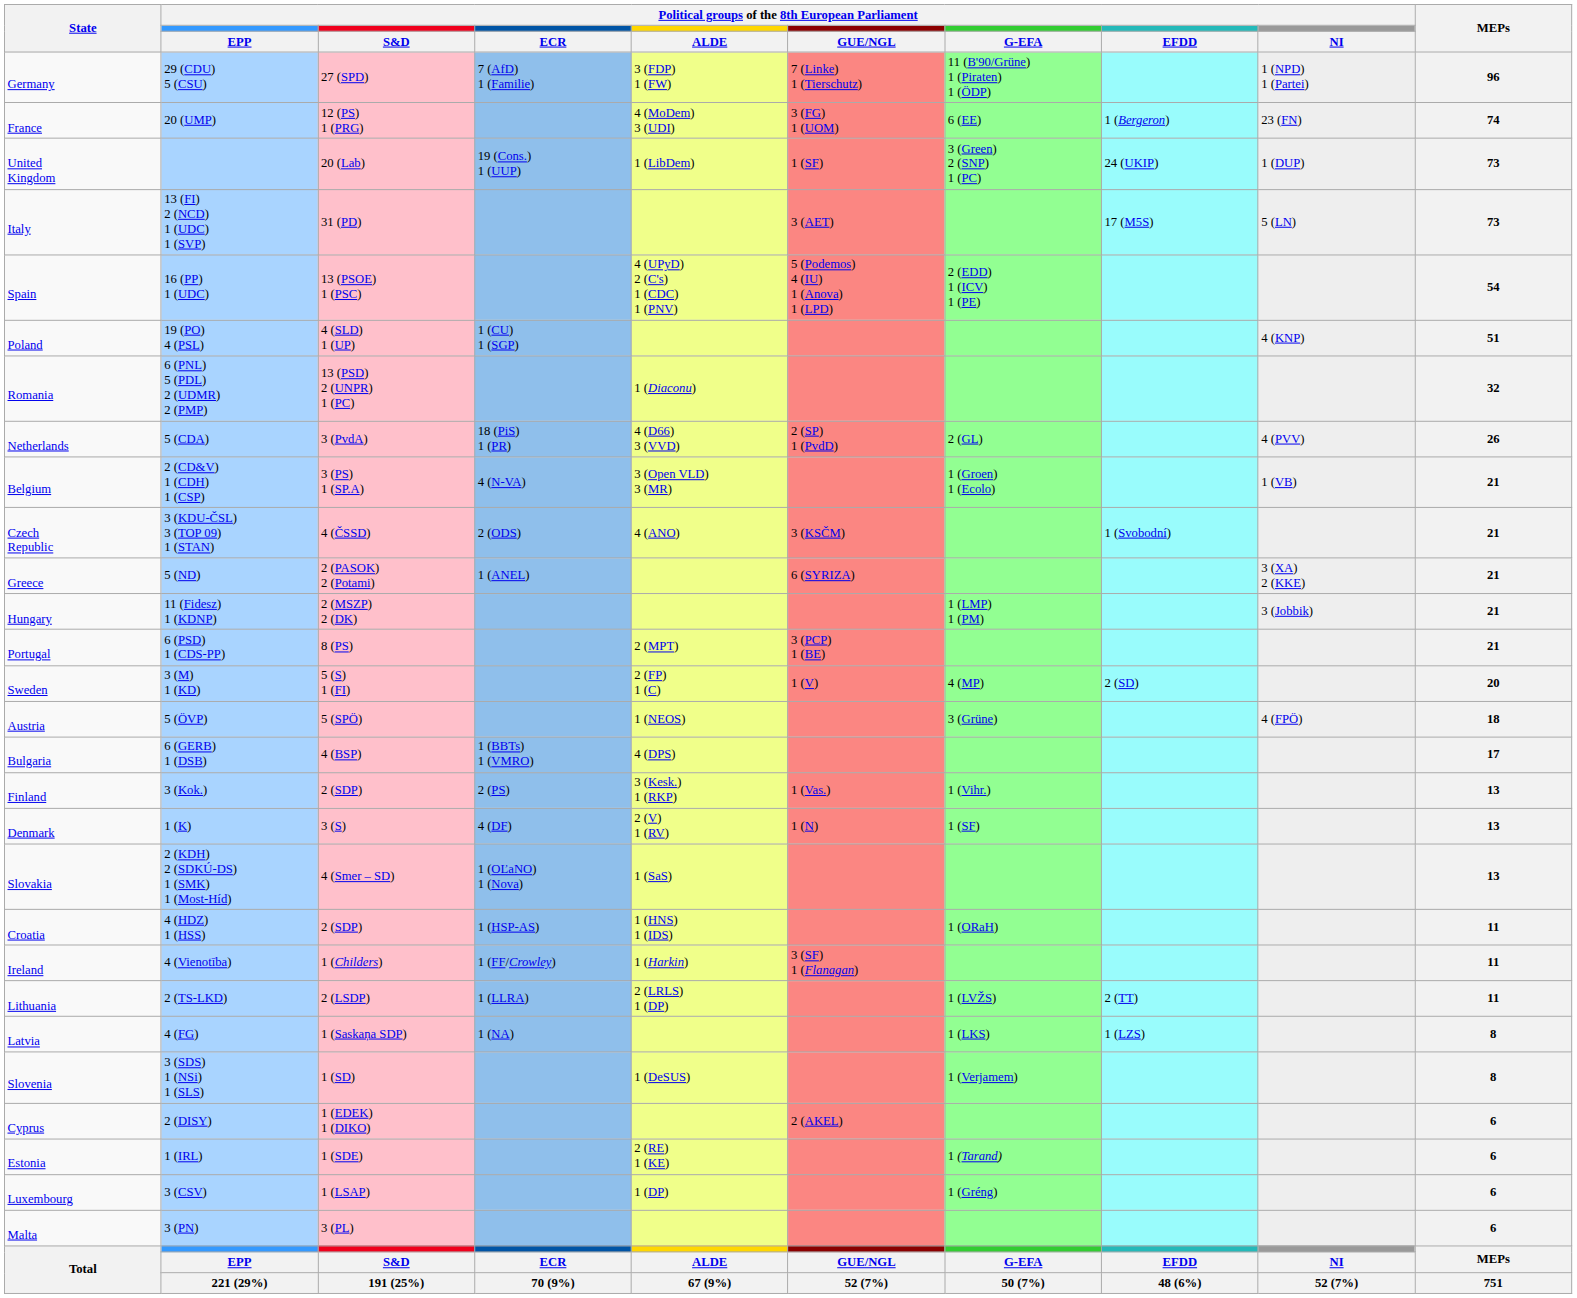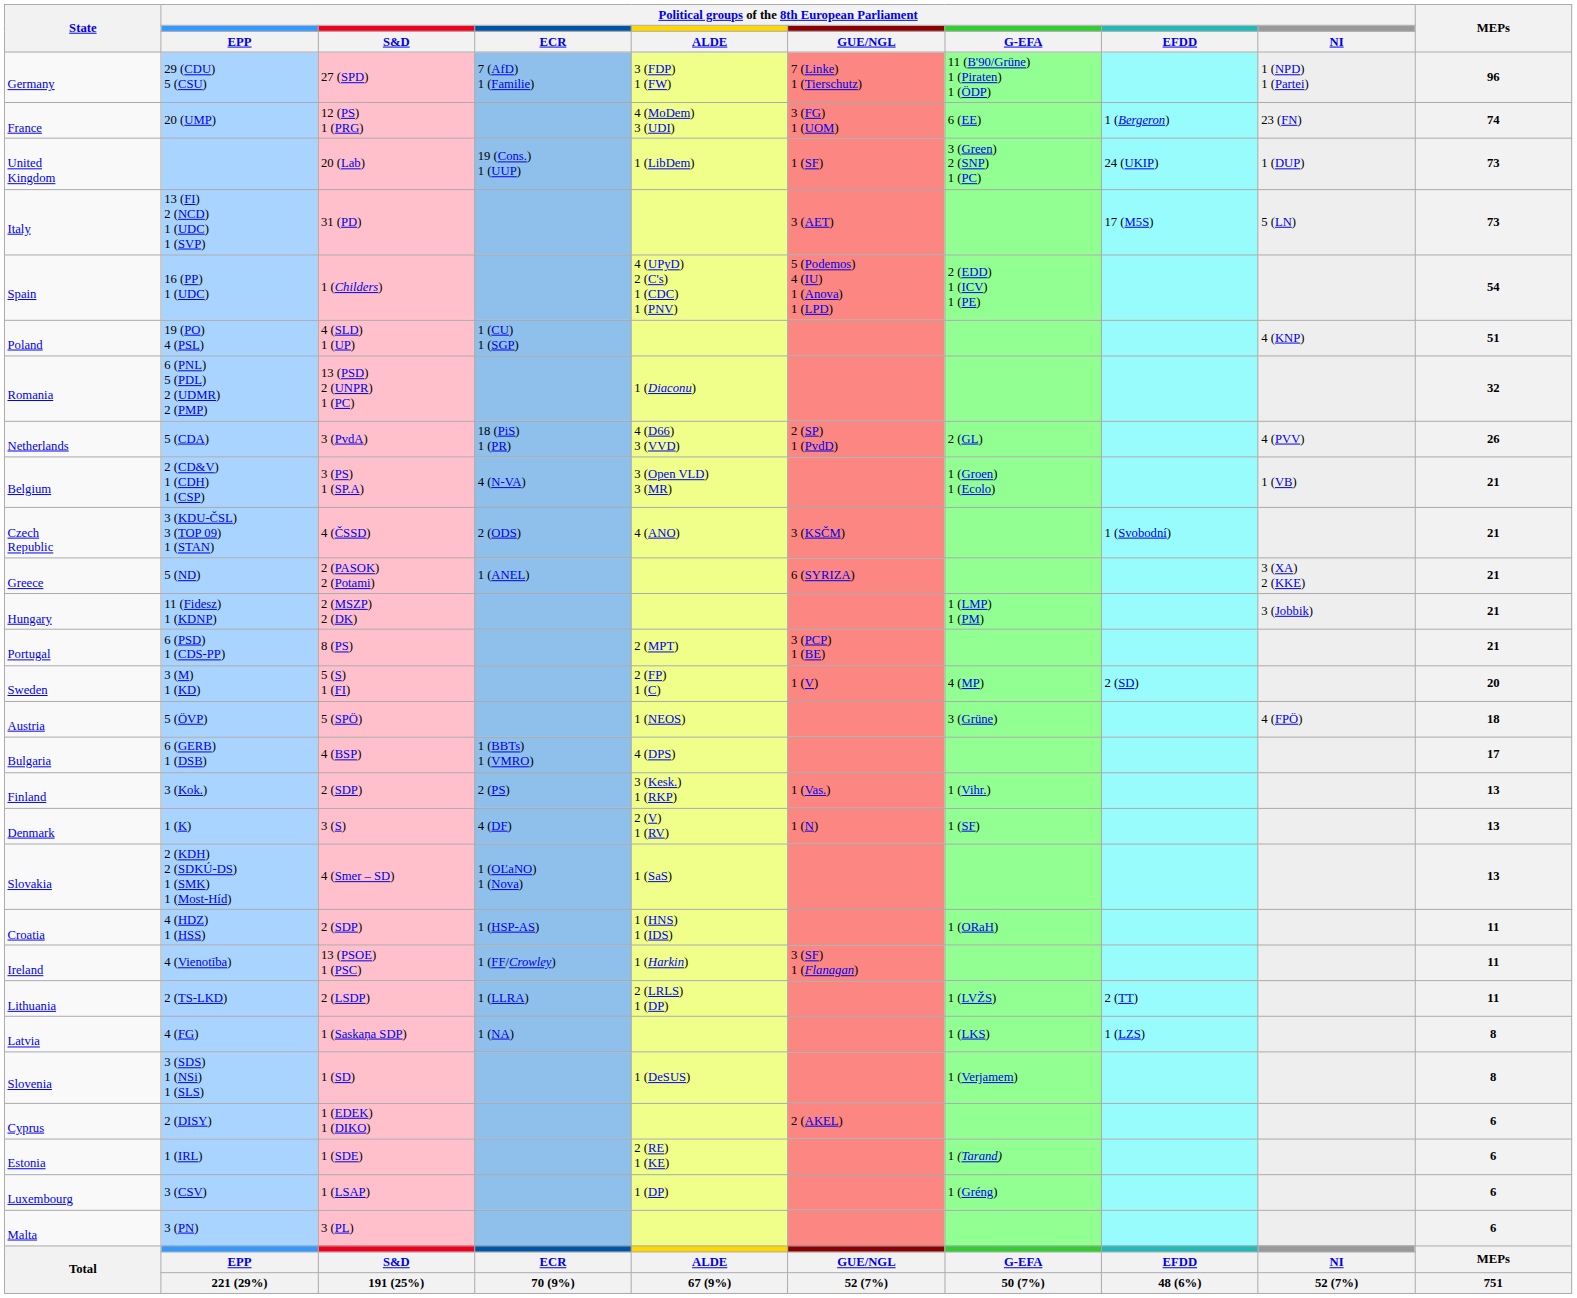(349, 287) 13 (PSOE) 1 (PSC) -> (352, 287) 1 (Childers)
(352, 962) 1 (Childers) -> (349, 962) 13 (PSOE) 1 (PSC)
